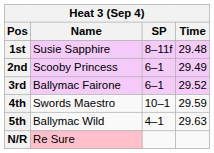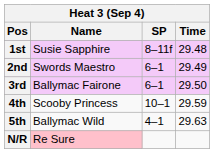(75, 67) Scooby Princess -> (74, 67) Swords Maestro
(193, 85) 29.52 -> (193, 85) 29.50
(74, 103) Swords Maestro -> (75, 103) Scooby Princess
